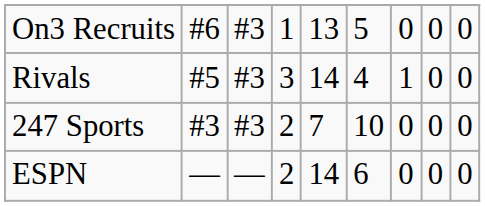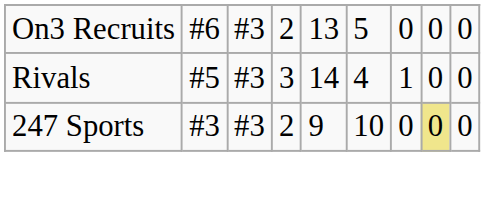(287, 28) 1 -> (287, 28) 2
(316, 126) 7 -> (316, 126) 9
(435, 126) no background -> (435, 126) khaki background
- row: (50, 175)
